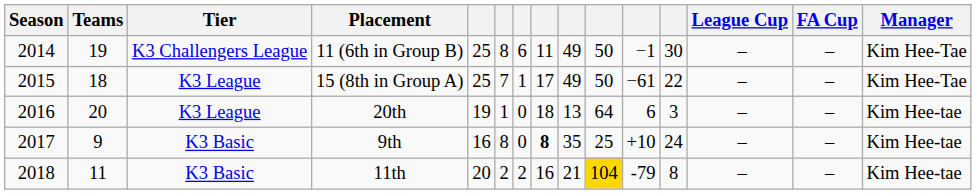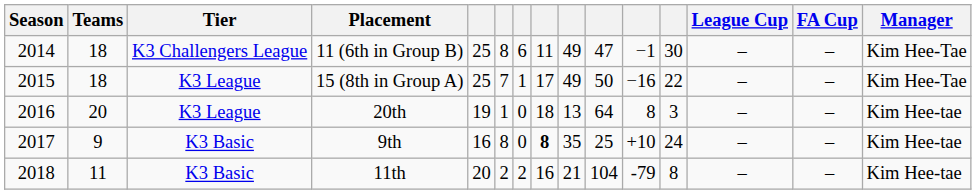(98, 50) 19 -> (98, 50) 18
(604, 50) 50 -> (604, 50) 47
(641, 81) −61 -> (641, 81) −16
(651, 112) 6 -> (651, 112) 8
(604, 173) gold background -> (604, 173) no background
